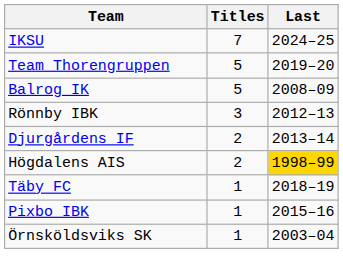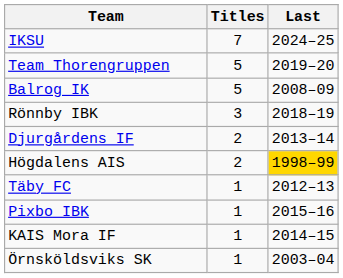(303, 114) 2012–13 -> (303, 114) 2018–19
(303, 187) 2018–19 -> (303, 187) 2012–13
+ row: (62, 236)
